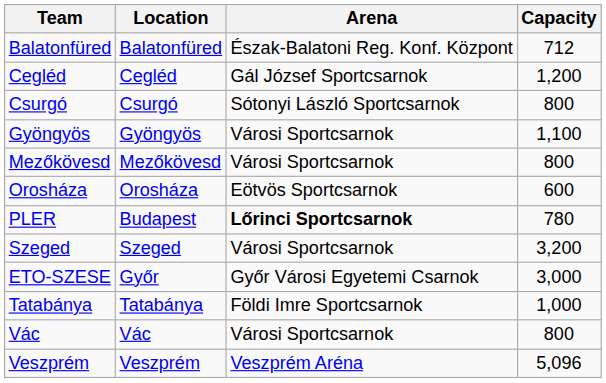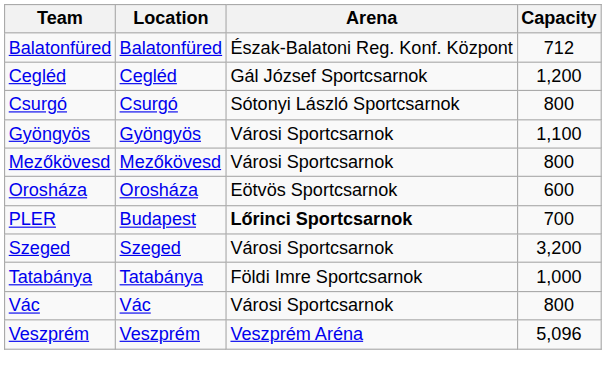(559, 219) 780 -> (559, 219) 700
- row: (60, 276)
